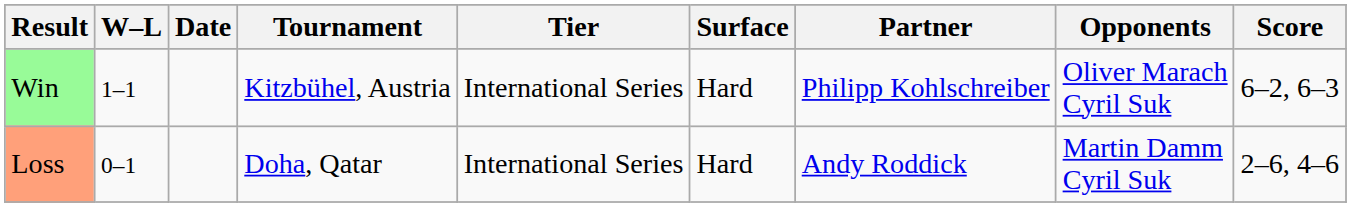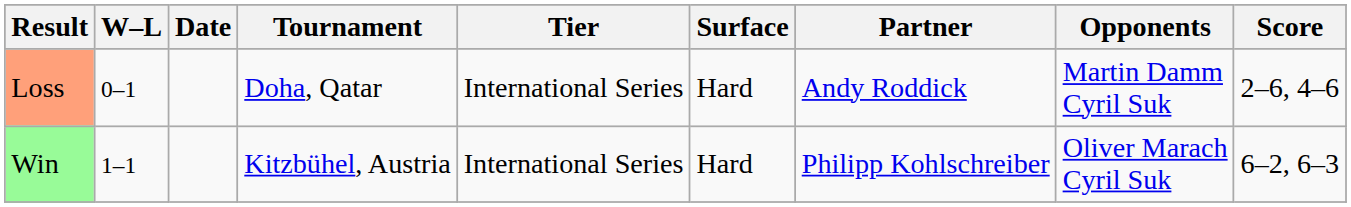rows swapped: (38, 163) <-> (35, 87)
